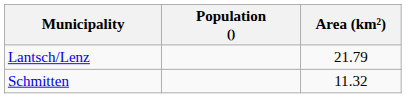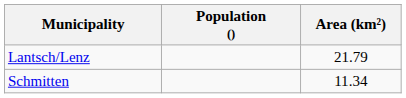(351, 81) 11.32 -> (351, 81) 11.34
